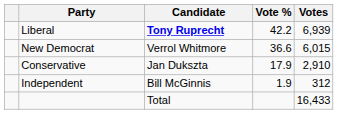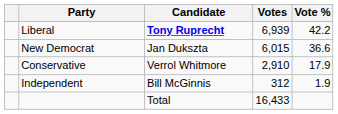columns swapped: (314, 13) <-> (274, 13)
(187, 48) Verrol Whitmore -> (177, 48) Jan Dukszta
(177, 65) Jan Dukszta -> (187, 65) Verrol Whitmore
